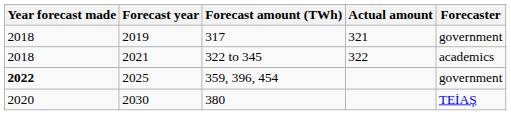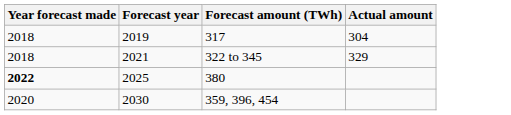- column: (471, 15)
(358, 36) 321 -> (358, 36) 304
(358, 57) 322 -> (358, 57) 329
(242, 78) 359, 396, 454 -> (215, 78) 380
(215, 99) 380 -> (242, 99) 359, 396, 454
